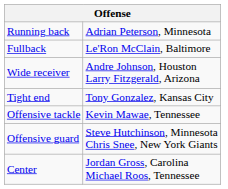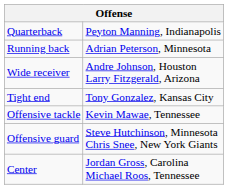+ row: (35, 31)
- row: (27, 48)
